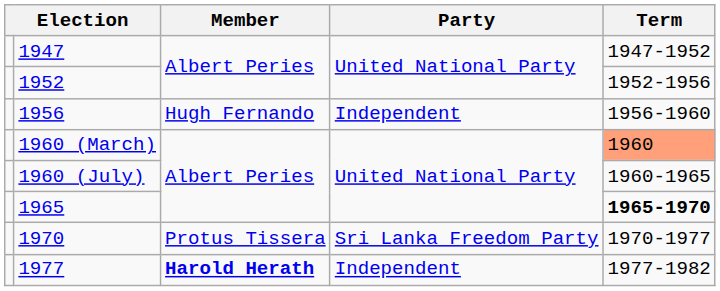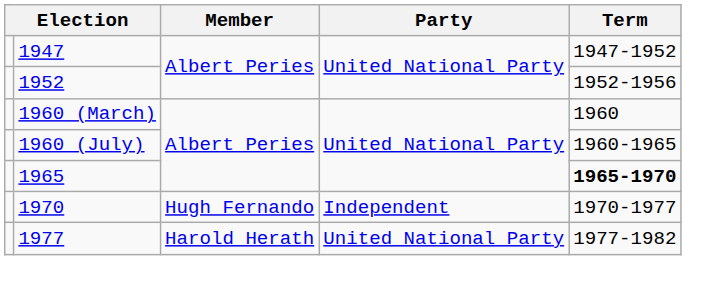- row: (41, 114)
(631, 145) lightsalmon background -> (596, 114) no background
(245, 238) Protus Tissera -> (240, 207) Hugh Fernando
(467, 238) Sri Lanka Freedom Party -> (386, 207) Independent
(240, 269) bold -> (240, 238) normal
(398, 269) Independent -> (444, 238) United National Party
